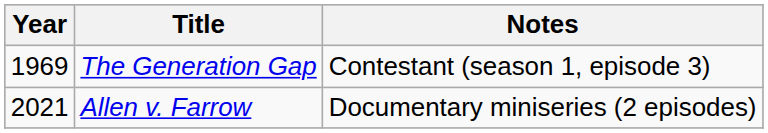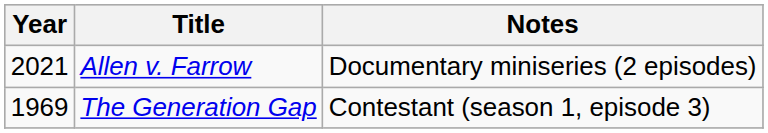rows swapped: (199, 66) <-> (166, 107)
